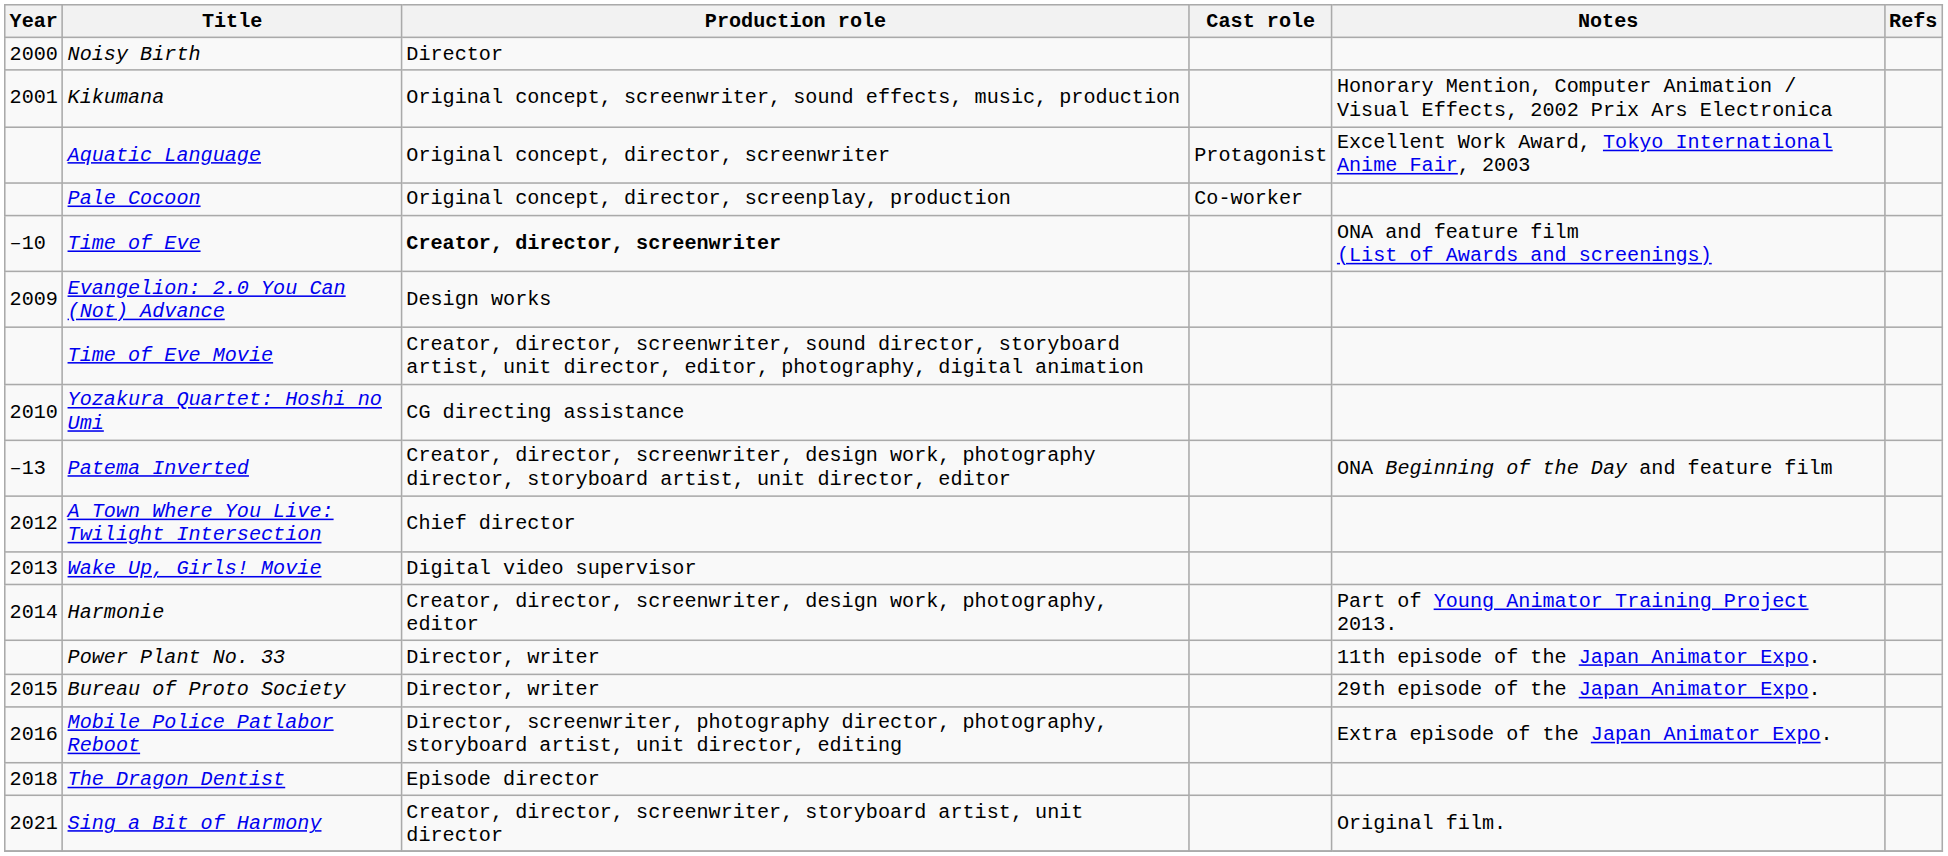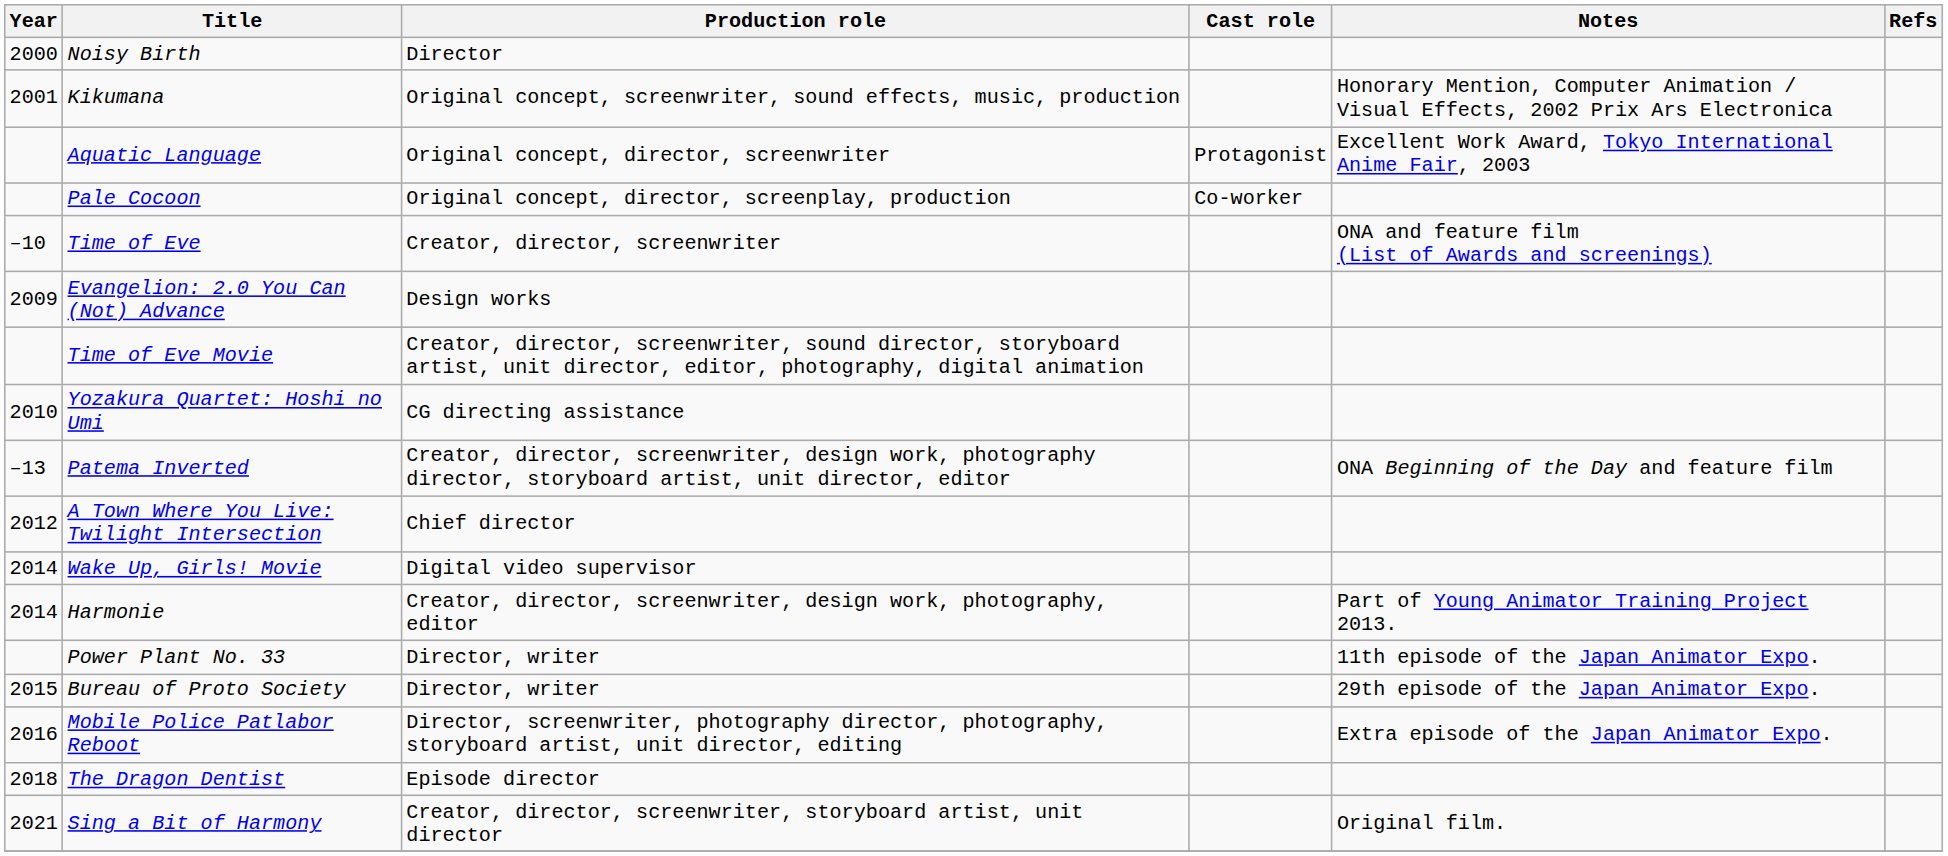(594, 244) bold -> (594, 244) normal
(34, 568) 2013 -> (34, 568) 2014
